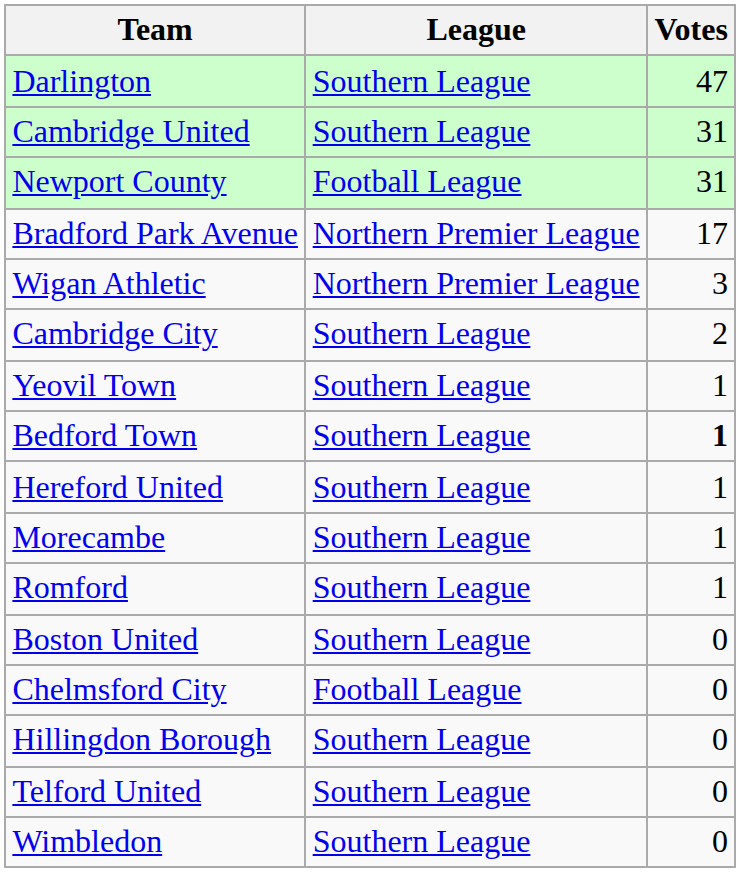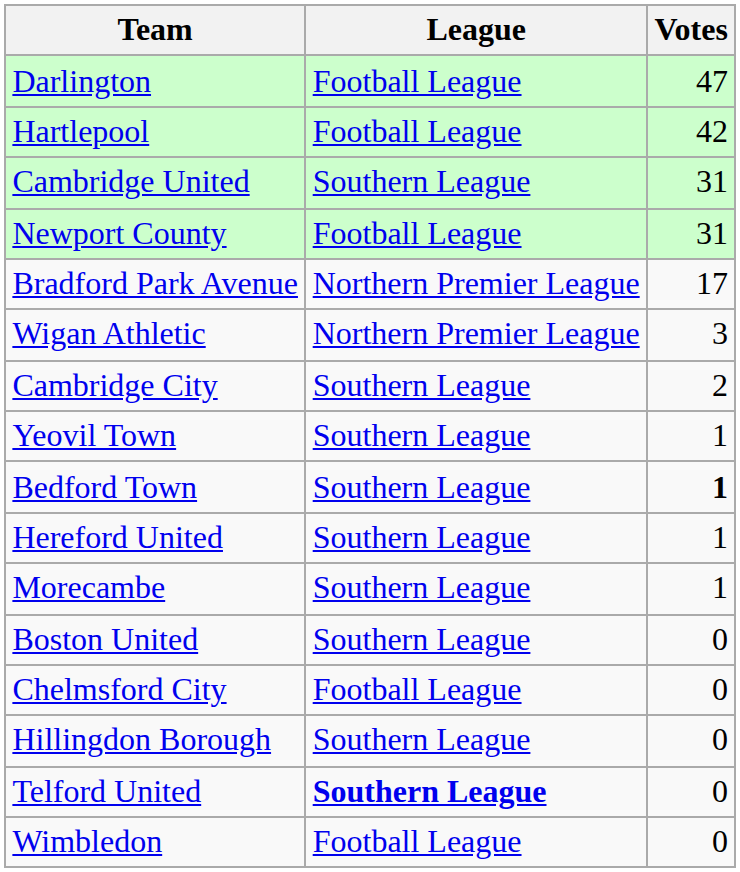(422, 80) Southern League -> (417, 80) Football League
+ row: (81, 131)
- row: (70, 588)
(422, 791) normal -> (430, 791) bold
(422, 841) Southern League -> (417, 841) Football League
